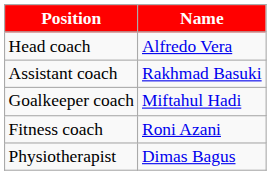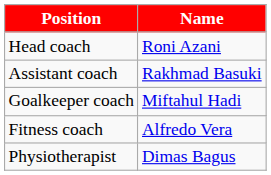(187, 45) Alfredo Vera -> (181, 45) Roni Azani
(181, 128) Roni Azani -> (187, 128) Alfredo Vera
